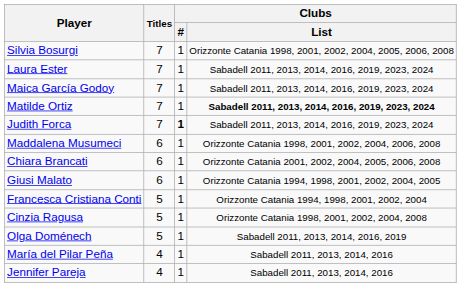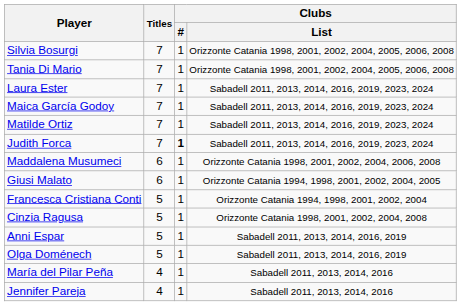+ row: (44, 69)
(322, 106) bold -> (322, 125) normal
- row: (47, 161)
+ row: (36, 236)
